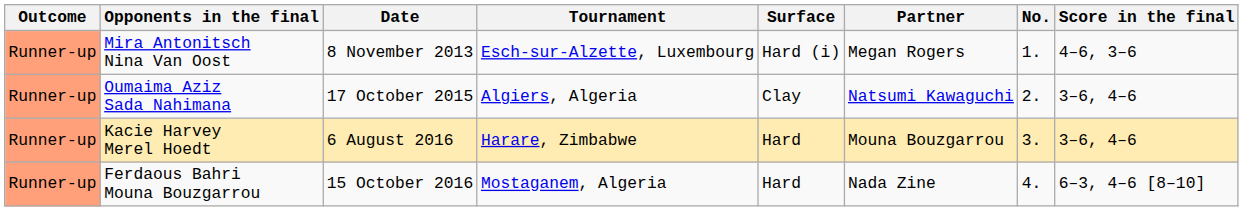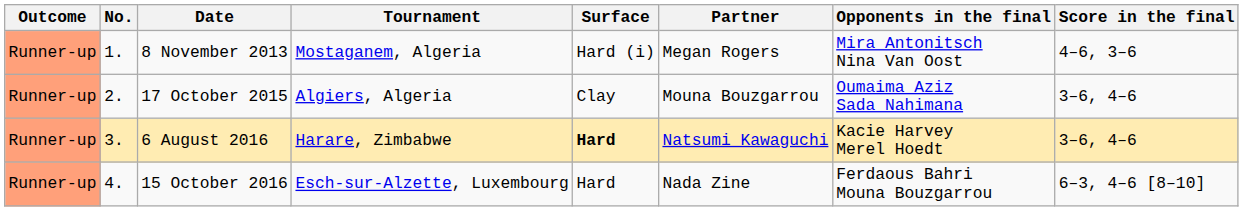columns swapped: (1036, 17) <-> (212, 17)
(618, 52) Esch-sur-Alzette, Luxembourg -> (388, 52) Mostaganem, Algeria
(931, 96) Natsumi Kawaguchi -> (741, 96) Mouna Bouzgarrou
(782, 140) normal -> (596, 140) bold
(926, 140) Mouna Bouzgarrou -> (745, 140) Natsumi Kawaguchi
(574, 184) Mostaganem, Algeria -> (432, 184) Esch-sur-Alzette, Luxembourg
